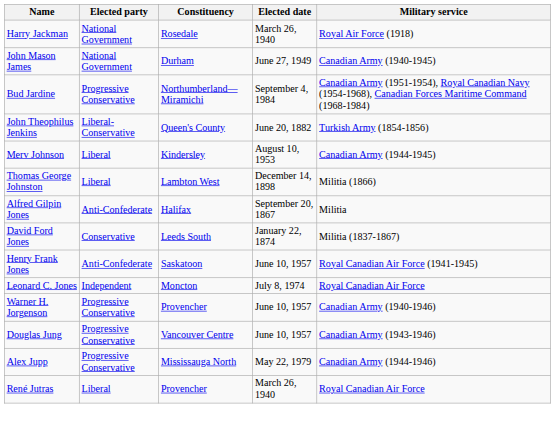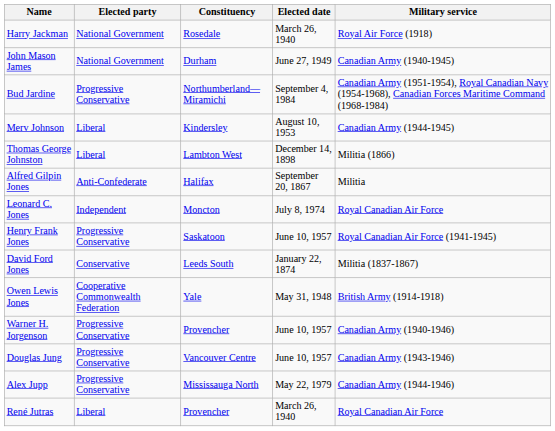- row: (40, 127)
rows swapped: (30, 236) <-> (42, 285)
(117, 264) Anti-Confederate -> (103, 236) Progressive Conservative
+ row: (32, 297)
